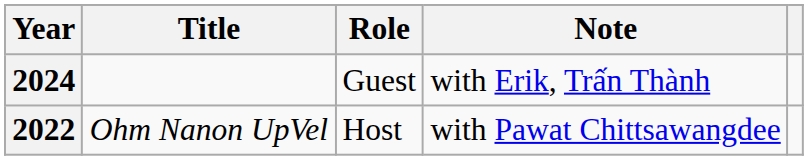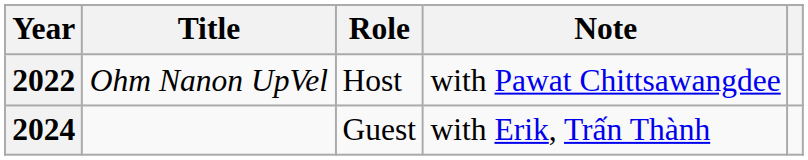rows swapped: (44, 129) <-> (44, 79)
